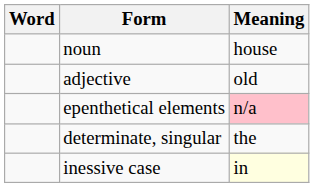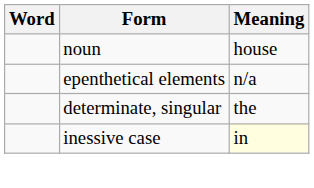- row: (97, 78)
(245, 108) pink background -> (245, 78) no background
